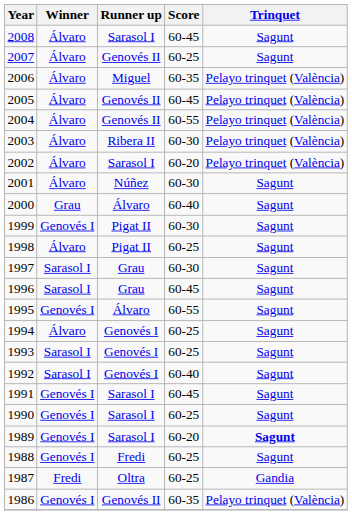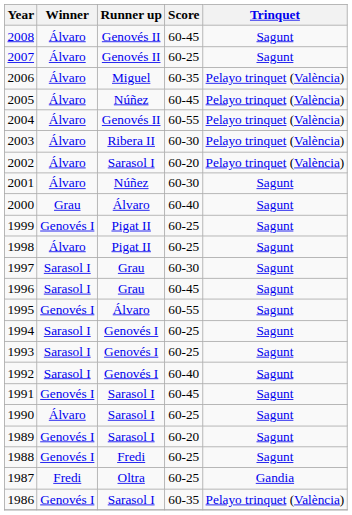(131, 36) Sarasol I -> (131, 36) Genovés II
(131, 99) Genovés II -> (131, 99) Núñez
(184, 225) 60-30 -> (184, 225) 60-25
(67, 330) Álvaro -> (67, 330) Sarasol I
(67, 415) Genovés I -> (67, 415) Álvaro
(275, 436) bold -> (275, 436) normal
(131, 499) Genovés II -> (131, 499) Sarasol I
